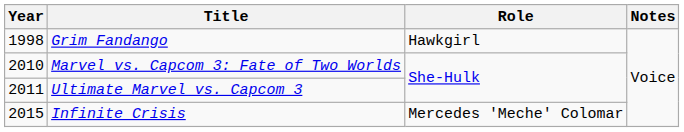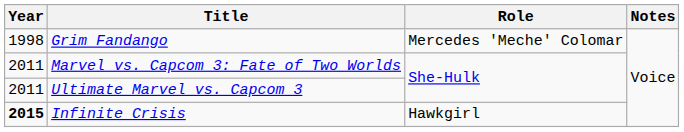(444, 41) Hawkgirl -> (516, 41) Mercedes 'Meche' Colomar
(26, 65) 2010 -> (26, 65) 2011
(26, 114) normal -> (26, 114) bold
(516, 114) Mercedes 'Meche' Colomar -> (444, 114) Hawkgirl
